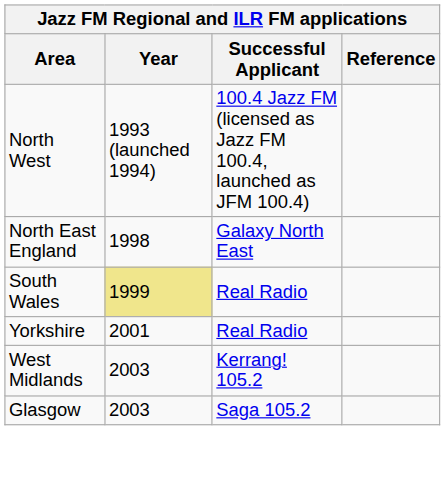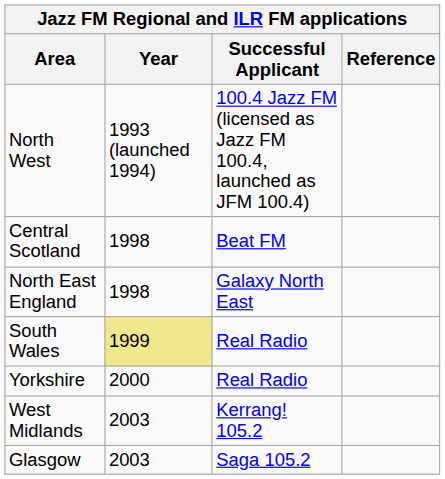+ row: (45, 241)
(129, 330) 2001 -> (129, 380) 2000
